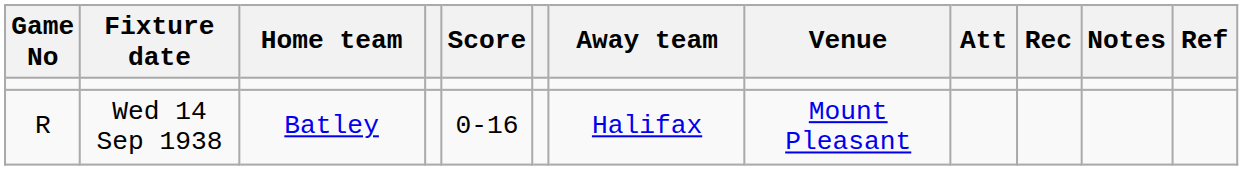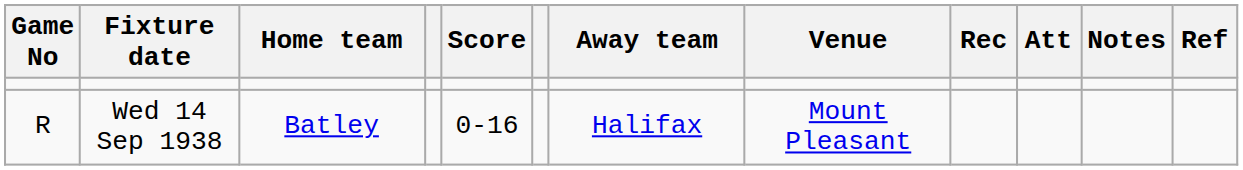columns swapped: (984, 42) <-> (1048, 42)
